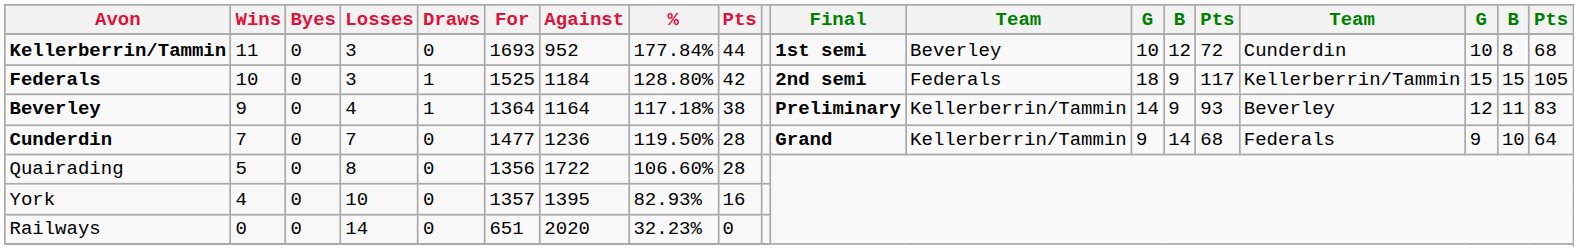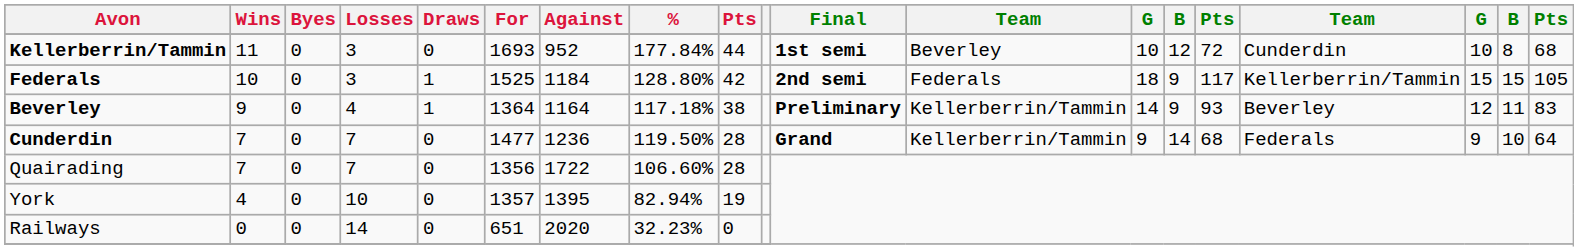(241, 170) 5 -> (241, 170) 7
(351, 170) 8 -> (351, 170) 7
(668, 200) 82.93% -> (668, 200) 82.94%
(734, 200) 16 -> (734, 200) 19
